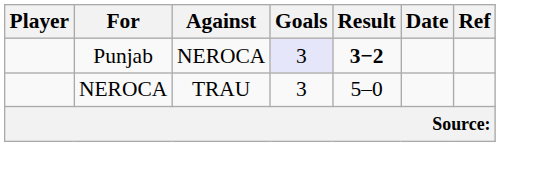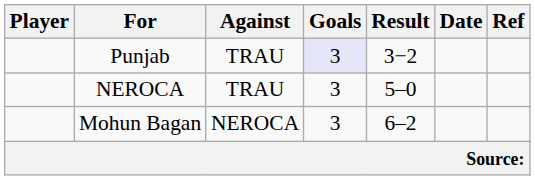(221, 55) NEROCA -> (255, 55) TRAU
(367, 55) bold -> (401, 55) normal
+ row: (140, 123)
